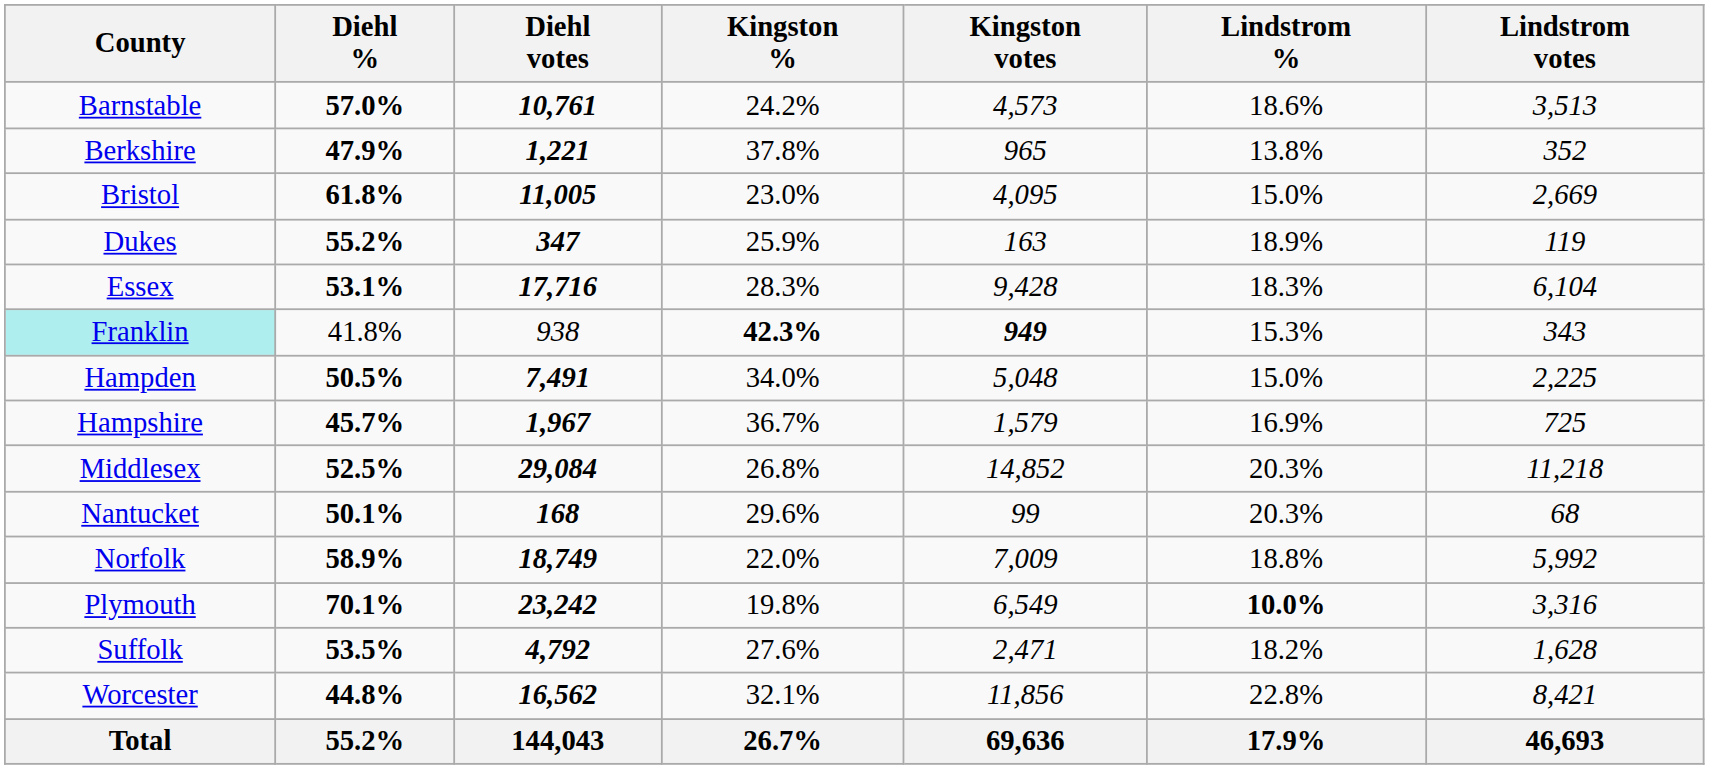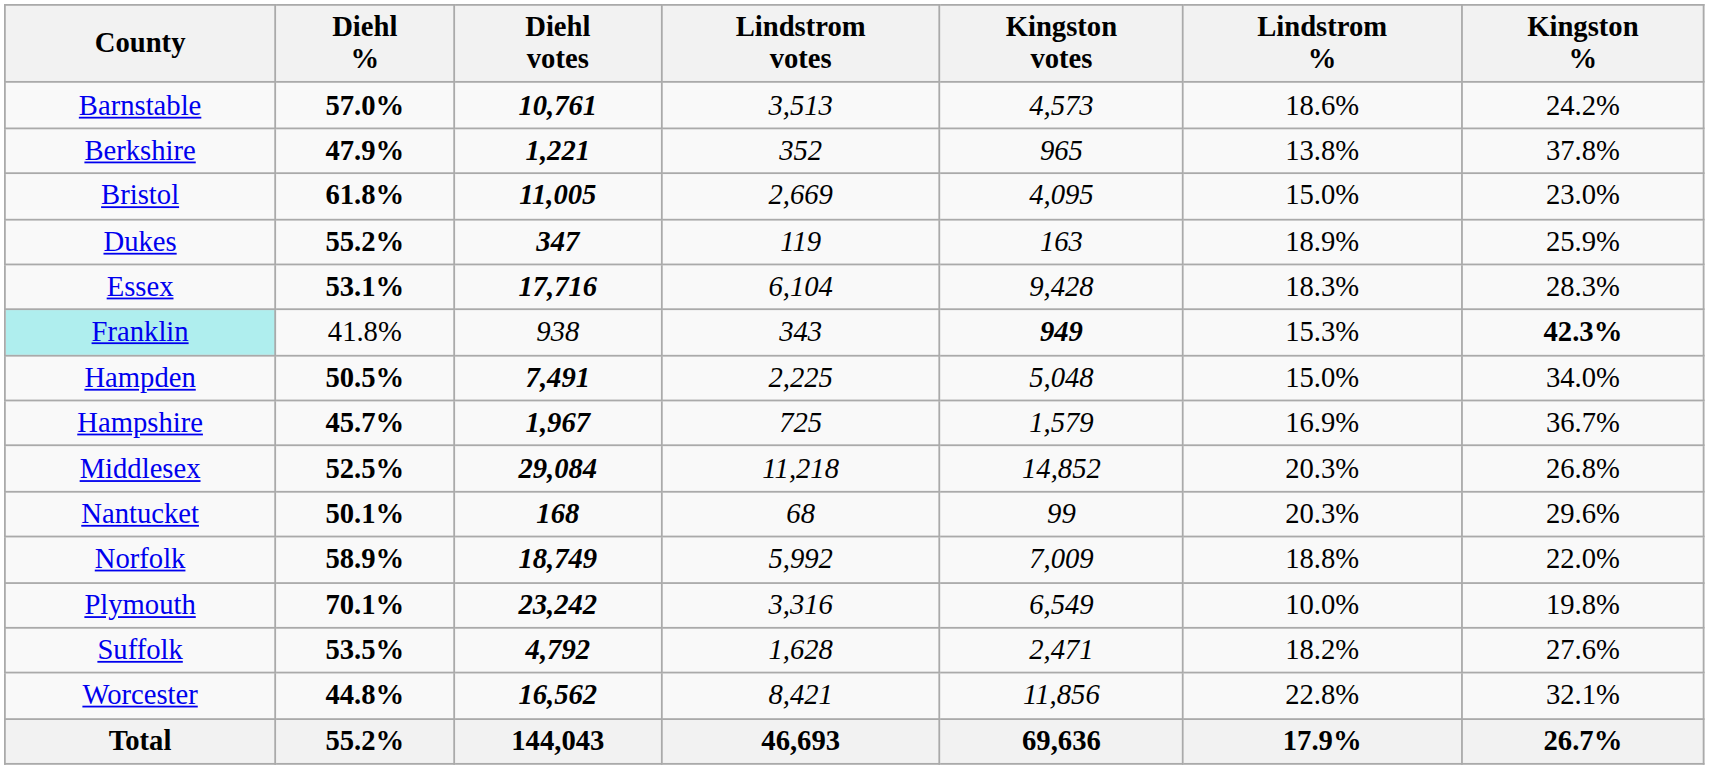columns swapped: (783, 43) <-> (1565, 43)
(1286, 604) bold -> (1322, 604) normal
